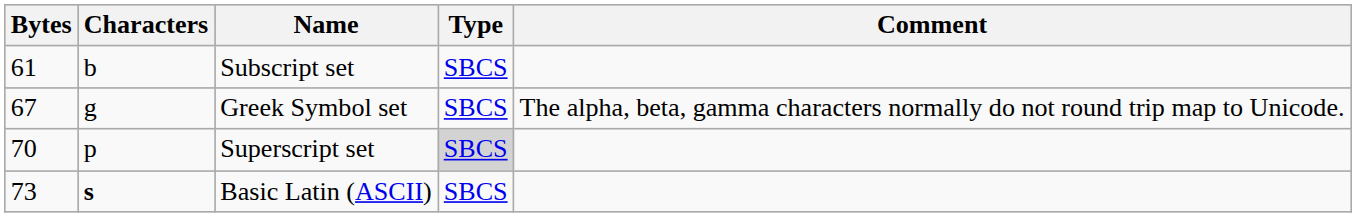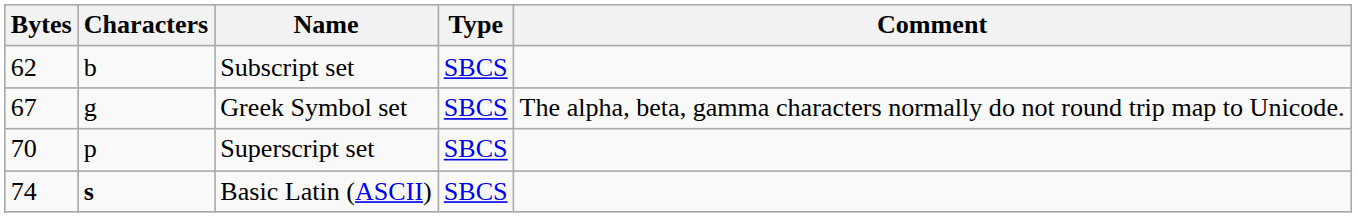(24, 66) 61 -> (24, 66) 62
(476, 149) lightgrey background -> (476, 149) no background
(24, 190) 73 -> (24, 190) 74
